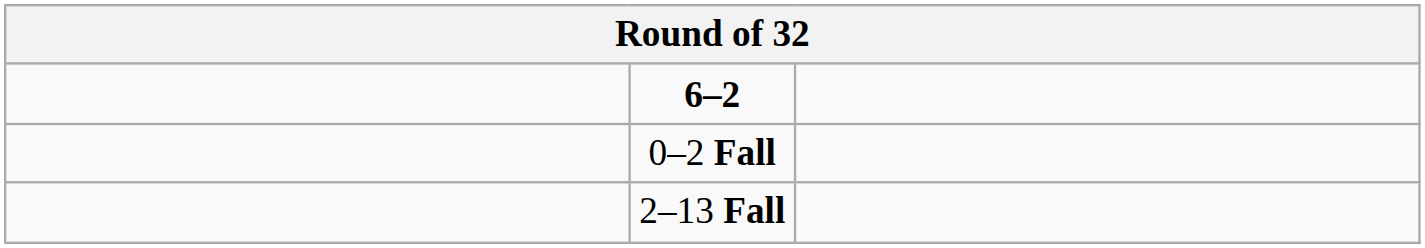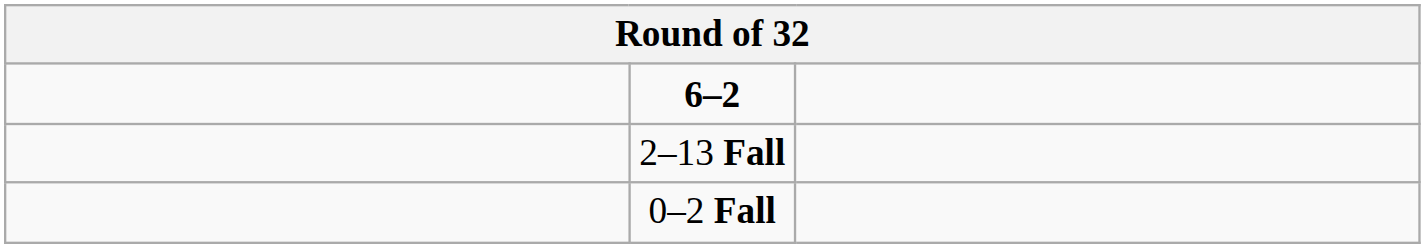rows swapped: (712, 211) <-> (712, 152)
